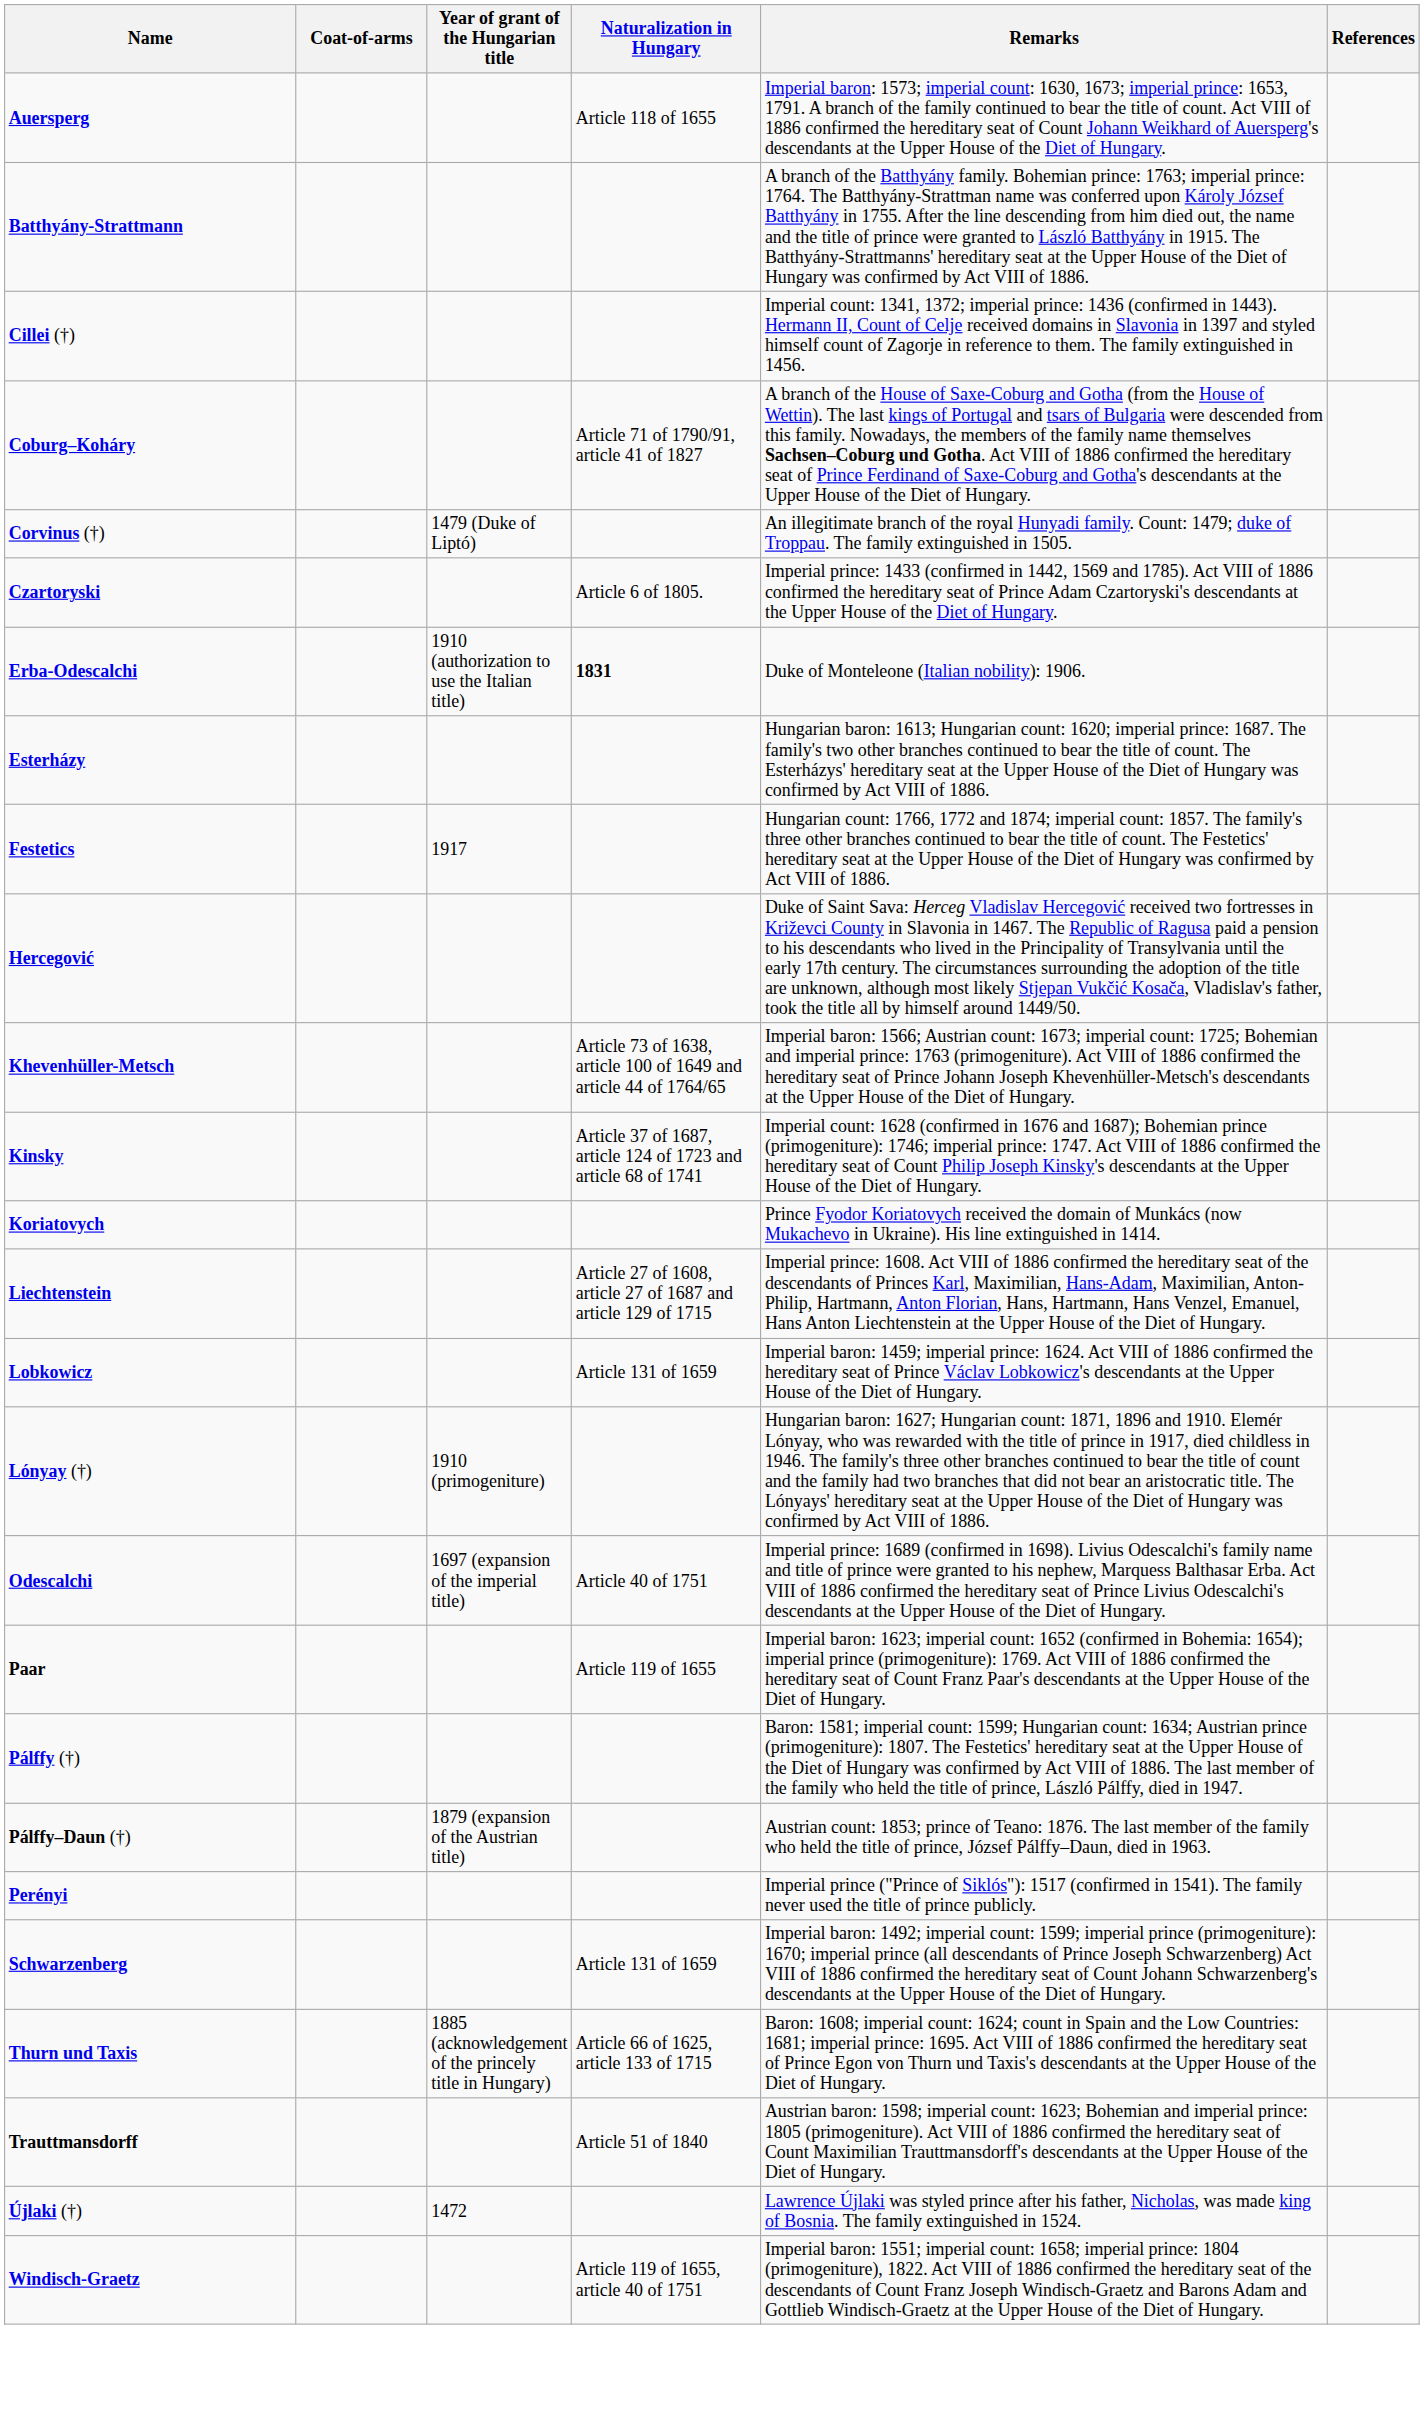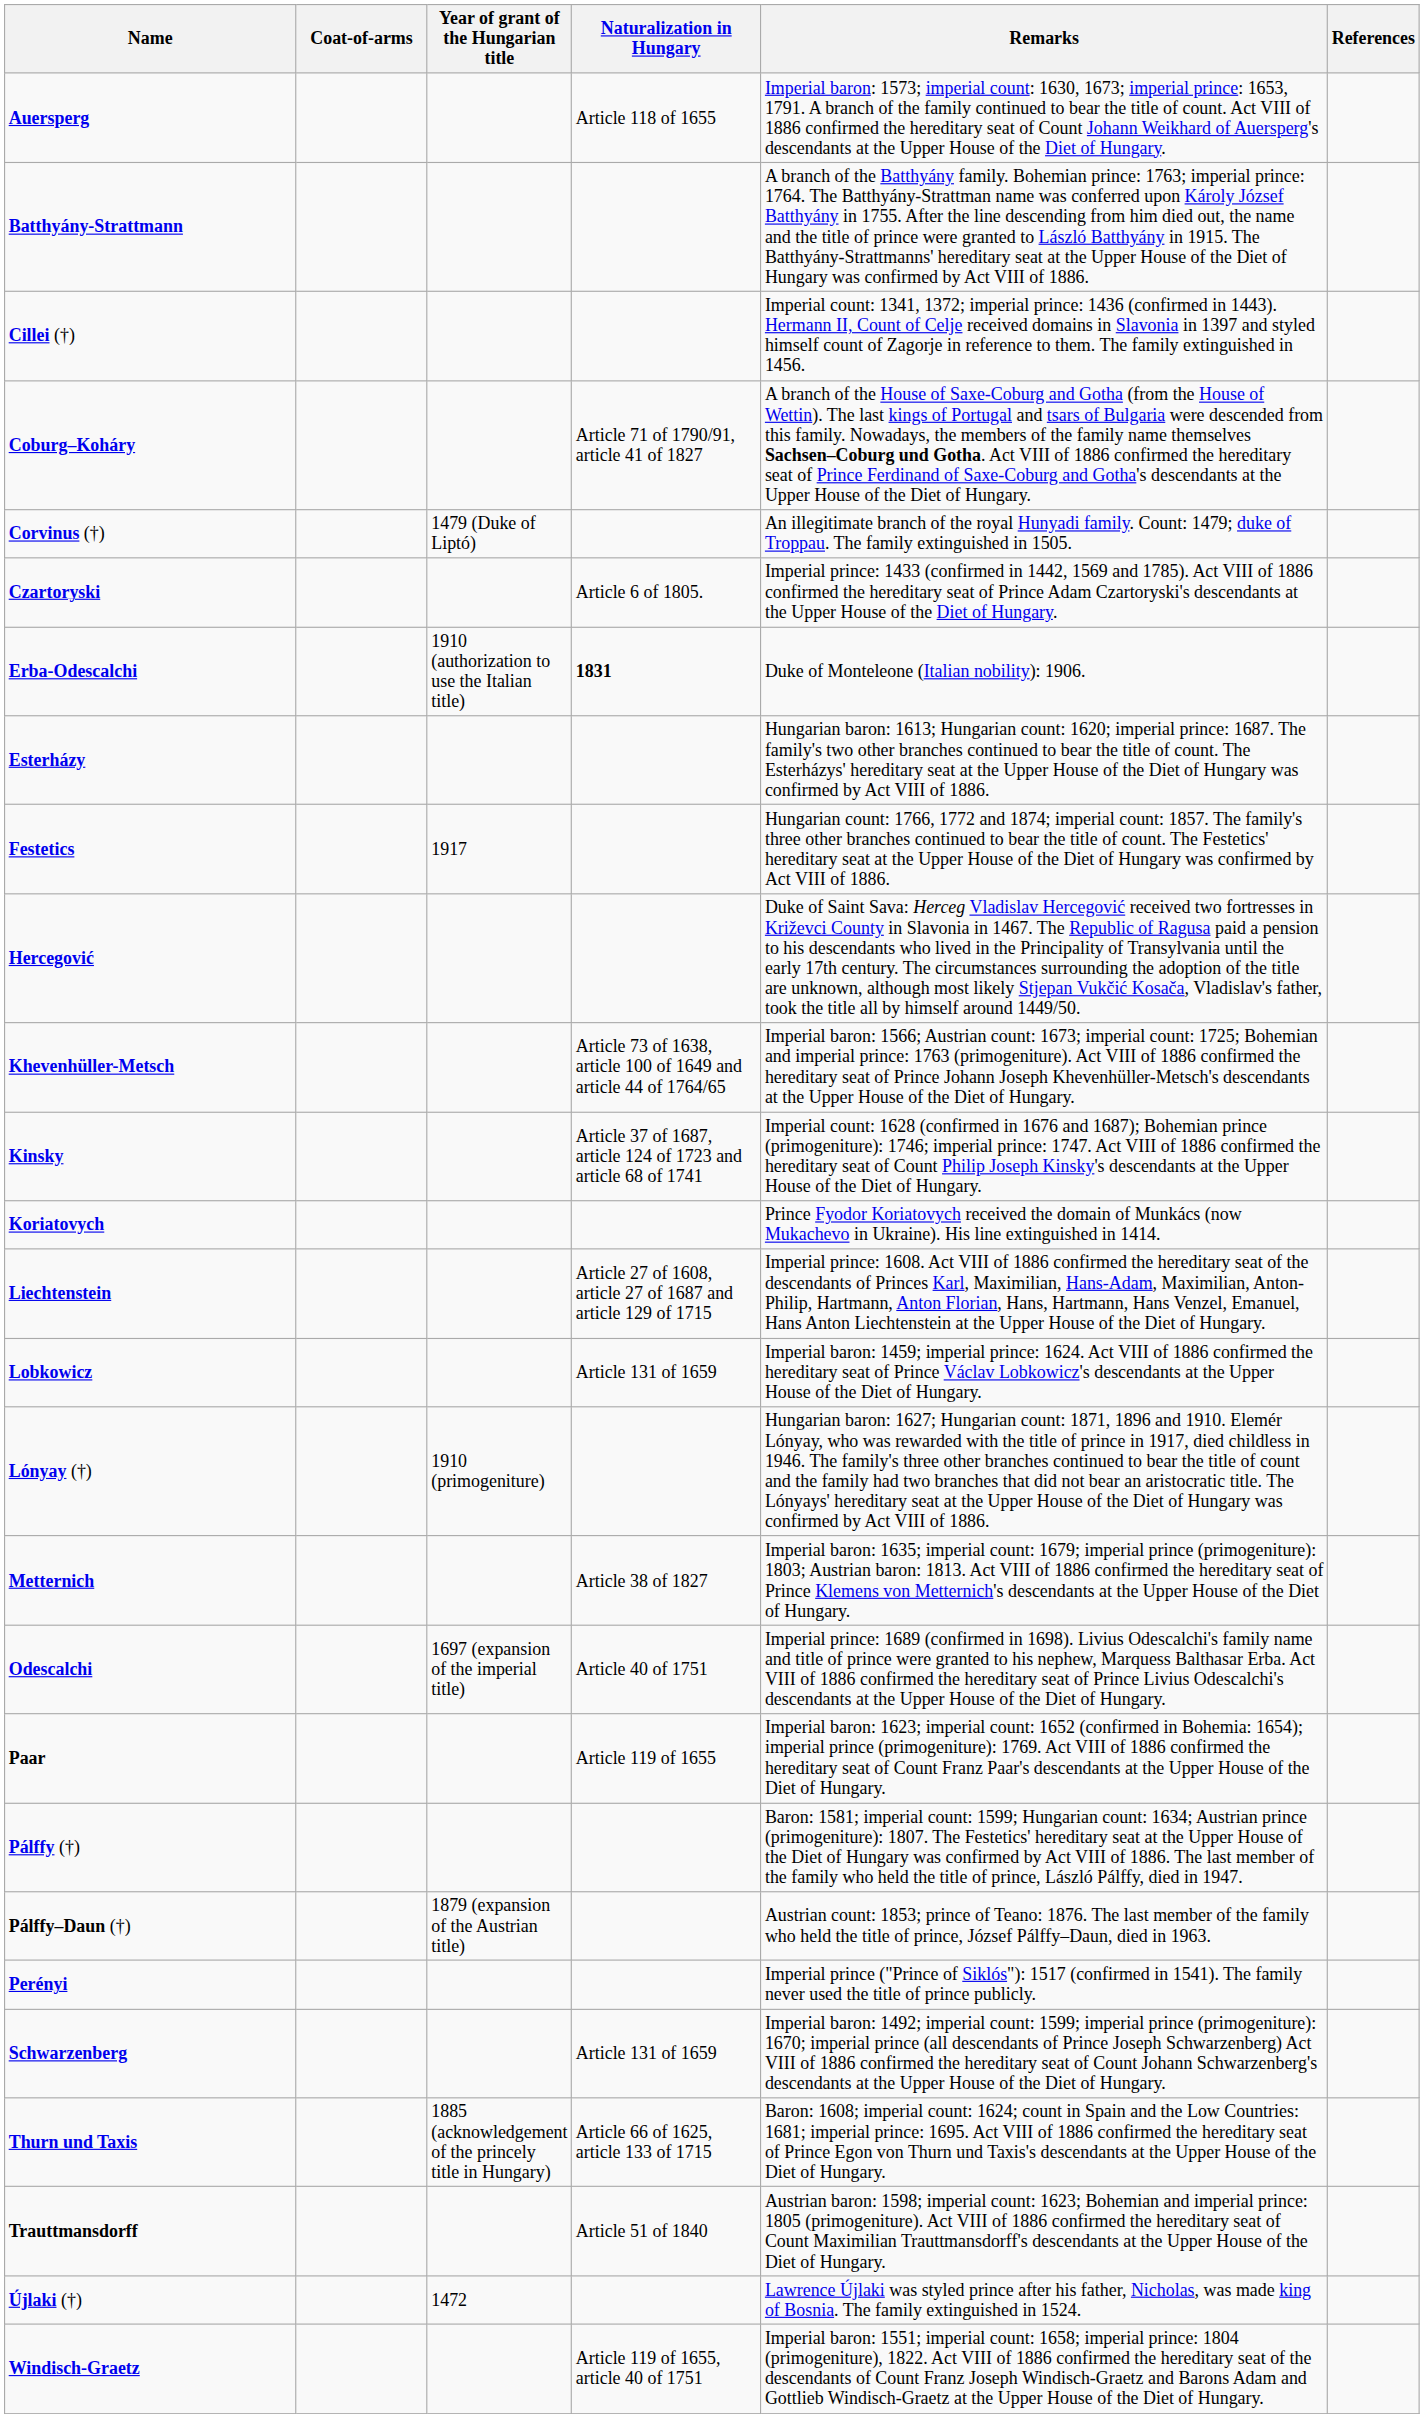+ row: (51, 1580)
